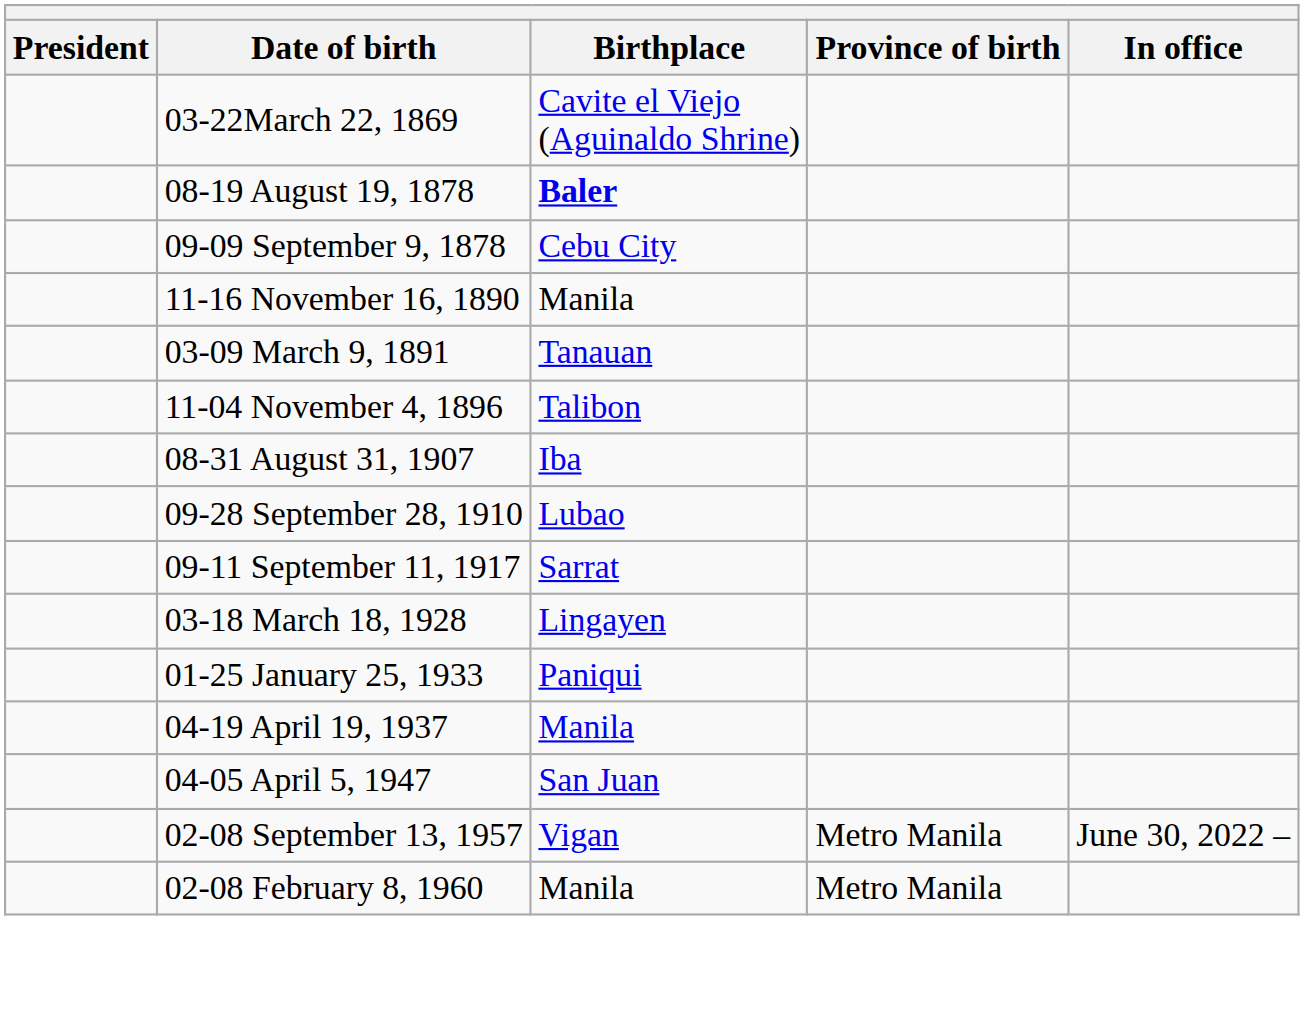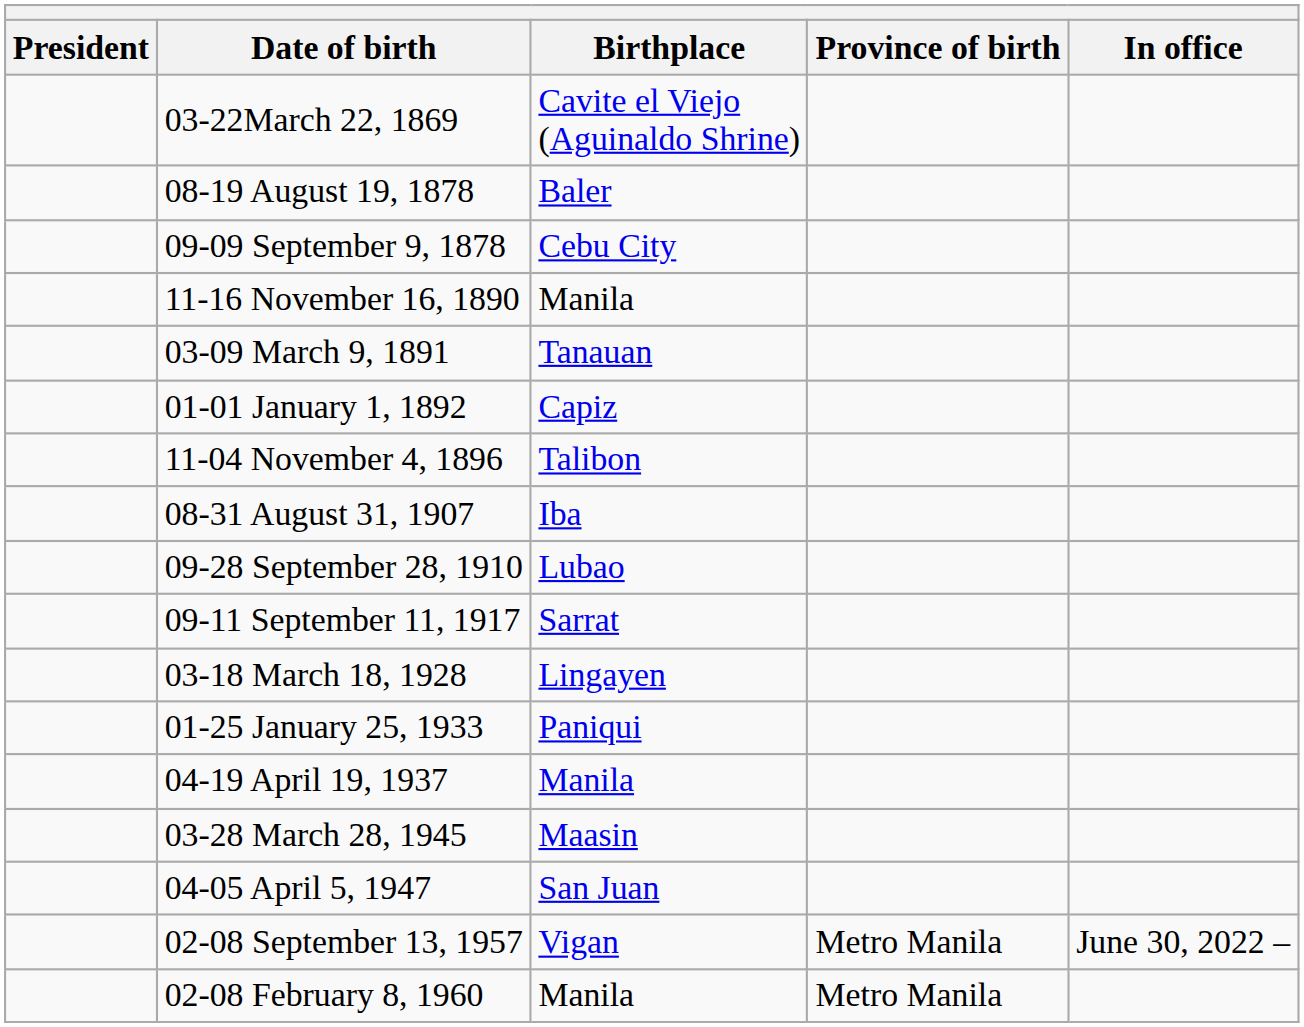(578, 191) bold -> (575, 191) normal
+ row: (316, 406)
+ row: (316, 834)
